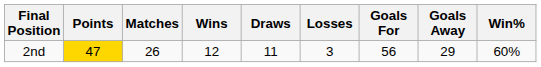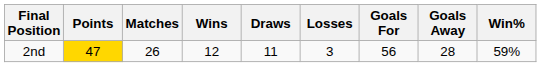(448, 51) 29 -> (448, 51) 28
(507, 51) 60% -> (507, 51) 59%
